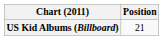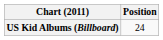(140, 27) 21 -> (140, 27) 24
